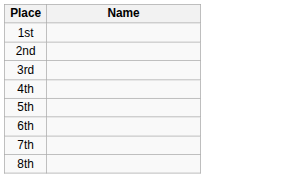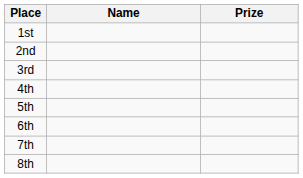+ column: (249, 13)
